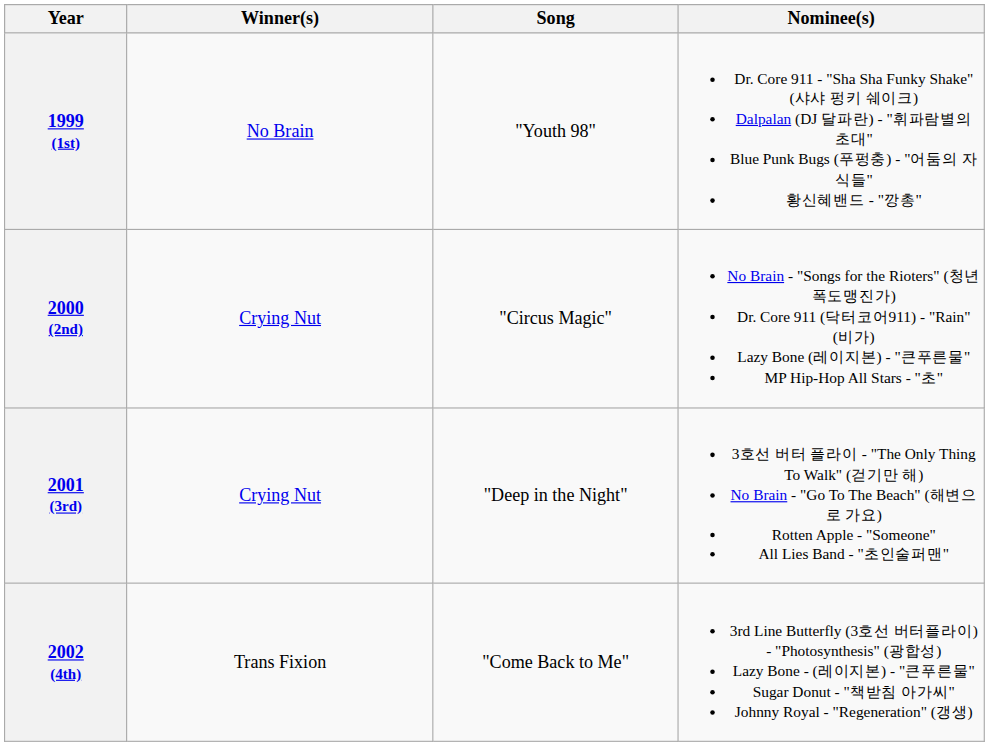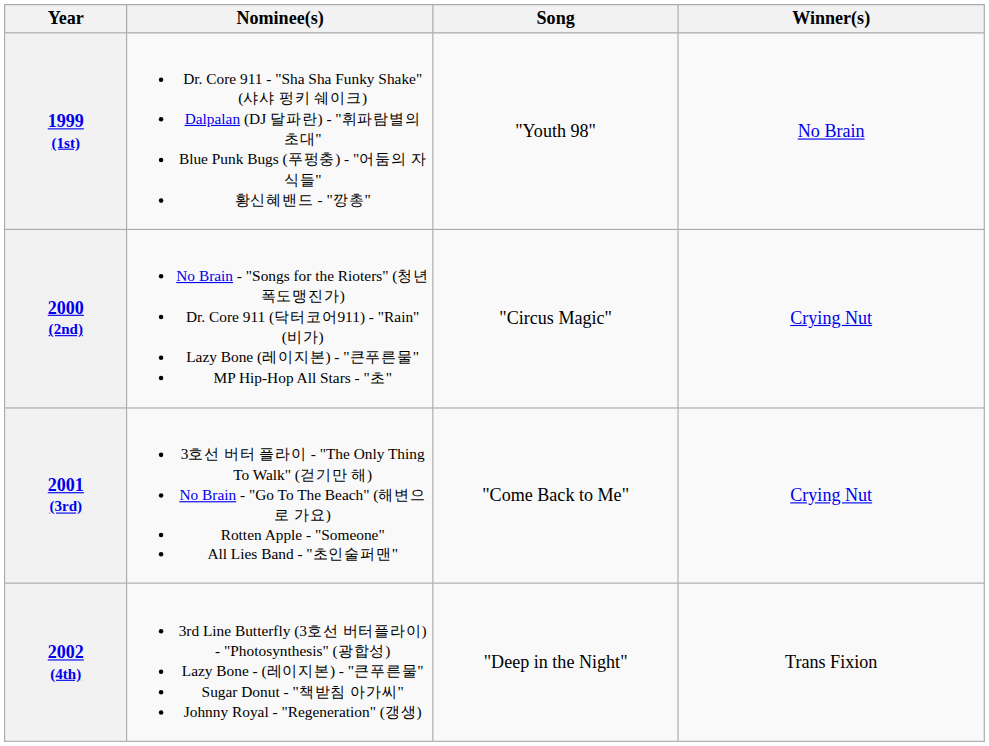columns swapped: (280, 18) <-> (831, 18)
(556, 495) "Deep in the Night" -> (556, 495) "Come Back to Me"
(556, 662) "Come Back to Me" -> (556, 662) "Deep in the Night"
